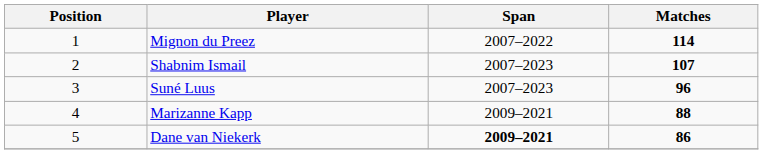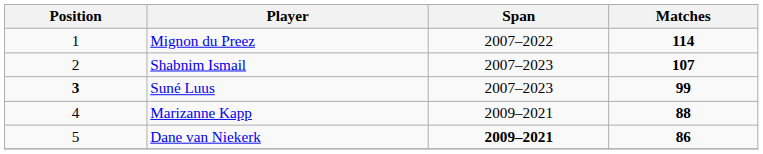(76, 88) normal -> (76, 88) bold
(683, 88) 96 -> (683, 88) 99
